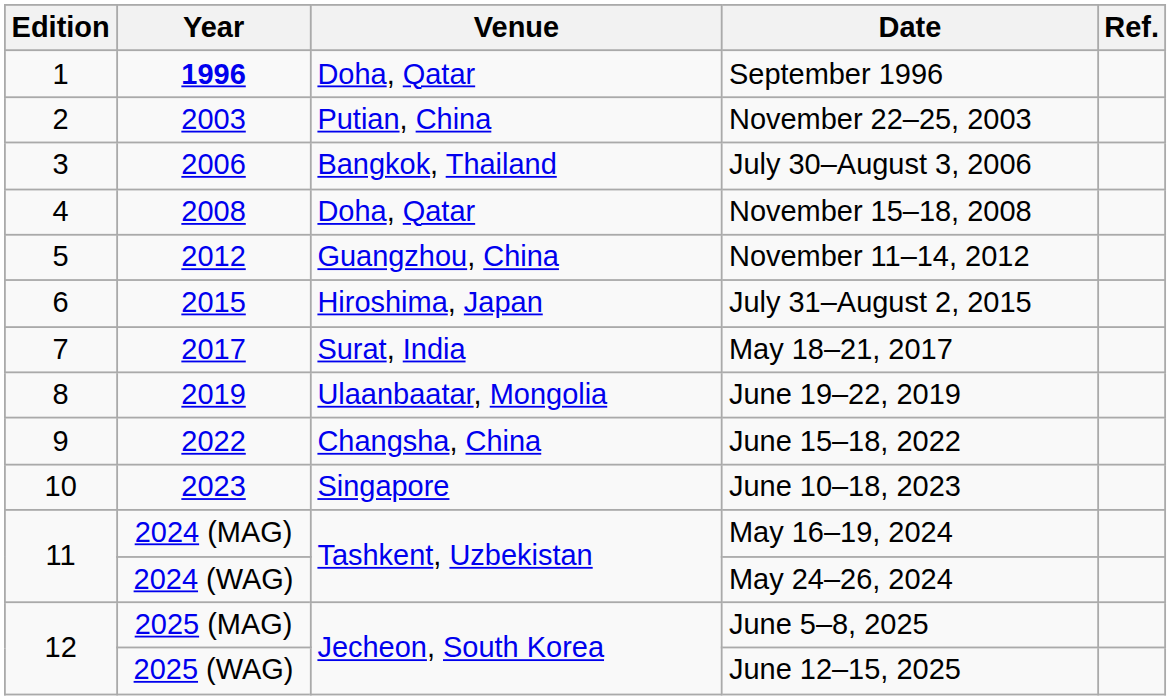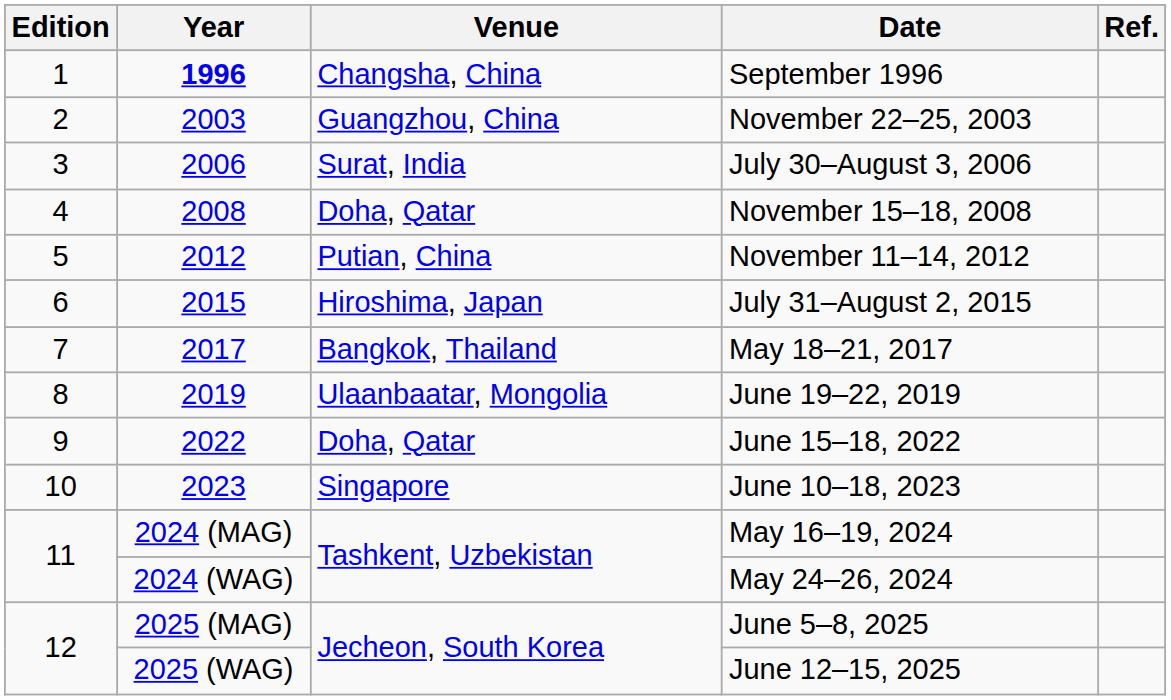(396, 73) Doha, Qatar -> (429, 73) Changsha, China
(404, 119) Putian, China -> (438, 119) Guangzhou, China
(437, 165) Bangkok, Thailand -> (391, 165) Surat, India
(438, 257) Guangzhou, China -> (404, 257) Putian, China
(391, 348) Surat, India -> (437, 348) Bangkok, Thailand
(429, 440) Changsha, China -> (396, 440) Doha, Qatar
